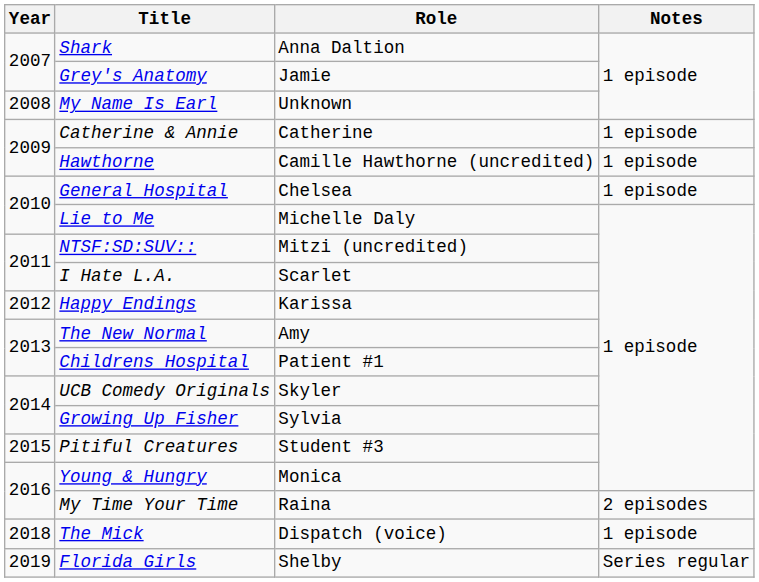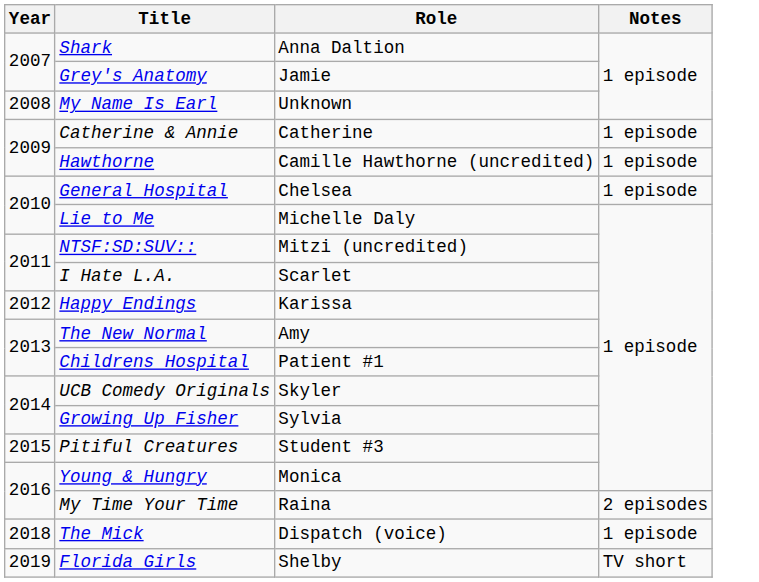(676, 562) Series regular -> (645, 562) TV short
